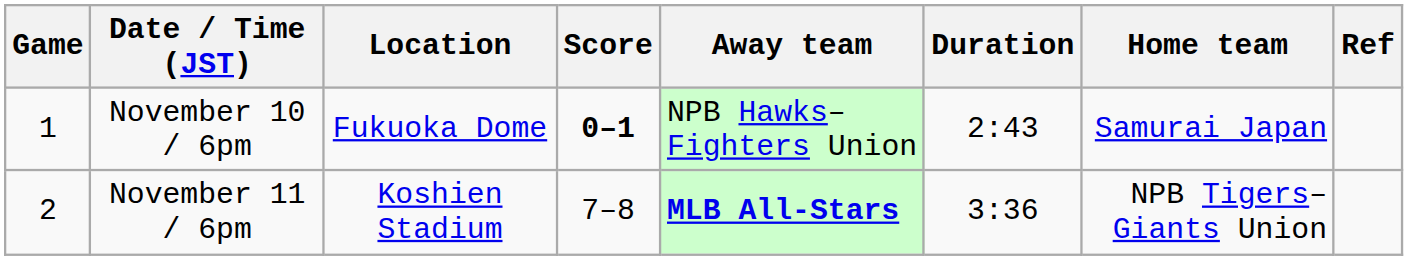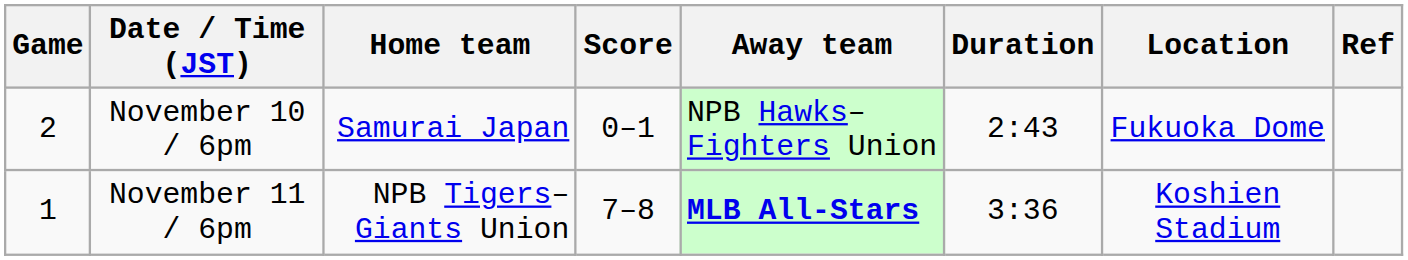columns swapped: (1208, 47) <-> (440, 47)
(48, 129) 1 -> (48, 129) 2
(608, 129) bold -> (628, 129) normal
(48, 212) 2 -> (48, 212) 1
